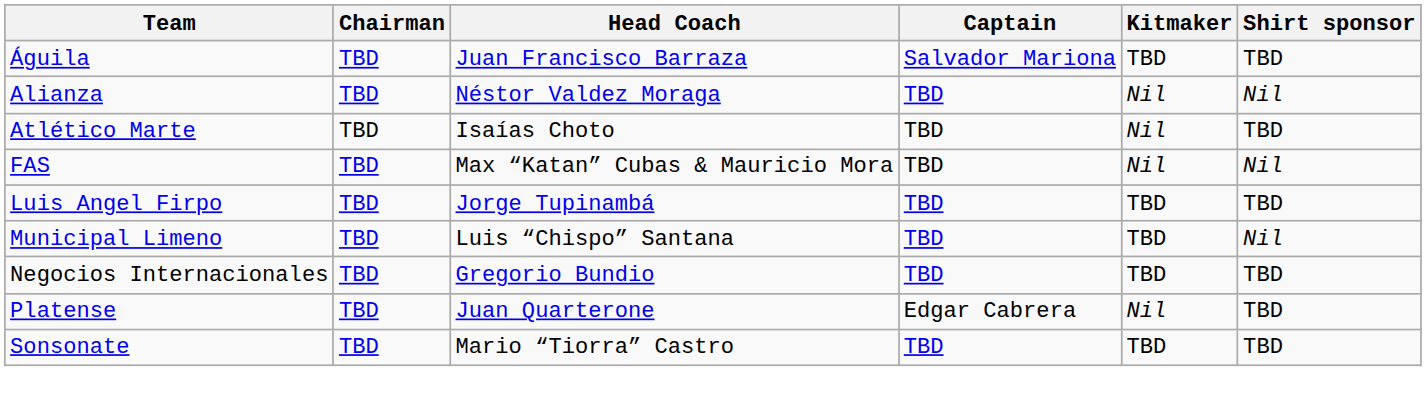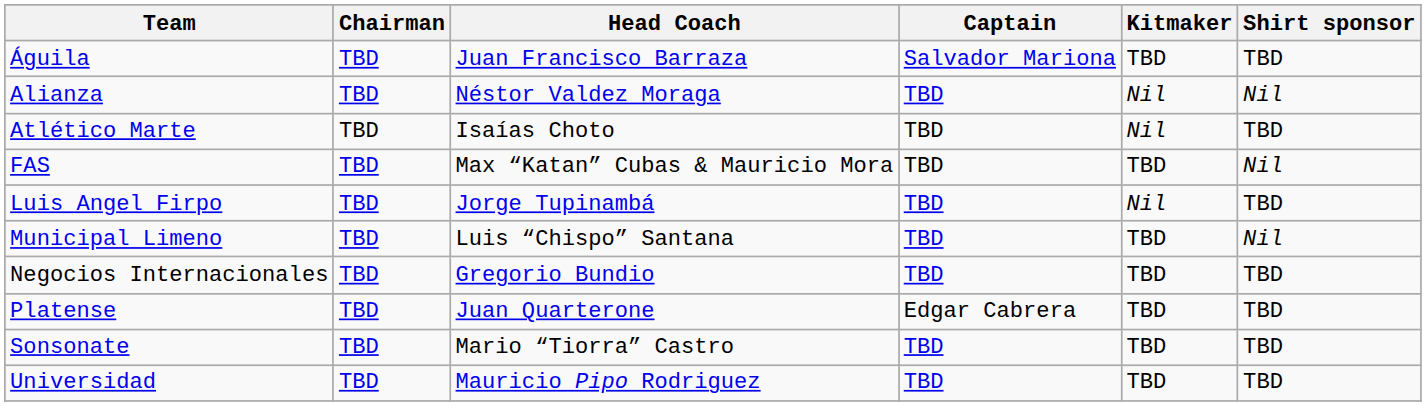(1146, 167) Nil -> (1146, 167) TBD
(1146, 203) TBD -> (1146, 203) Nil
(1146, 311) Nil -> (1146, 311) TBD
+ row: (83, 383)
